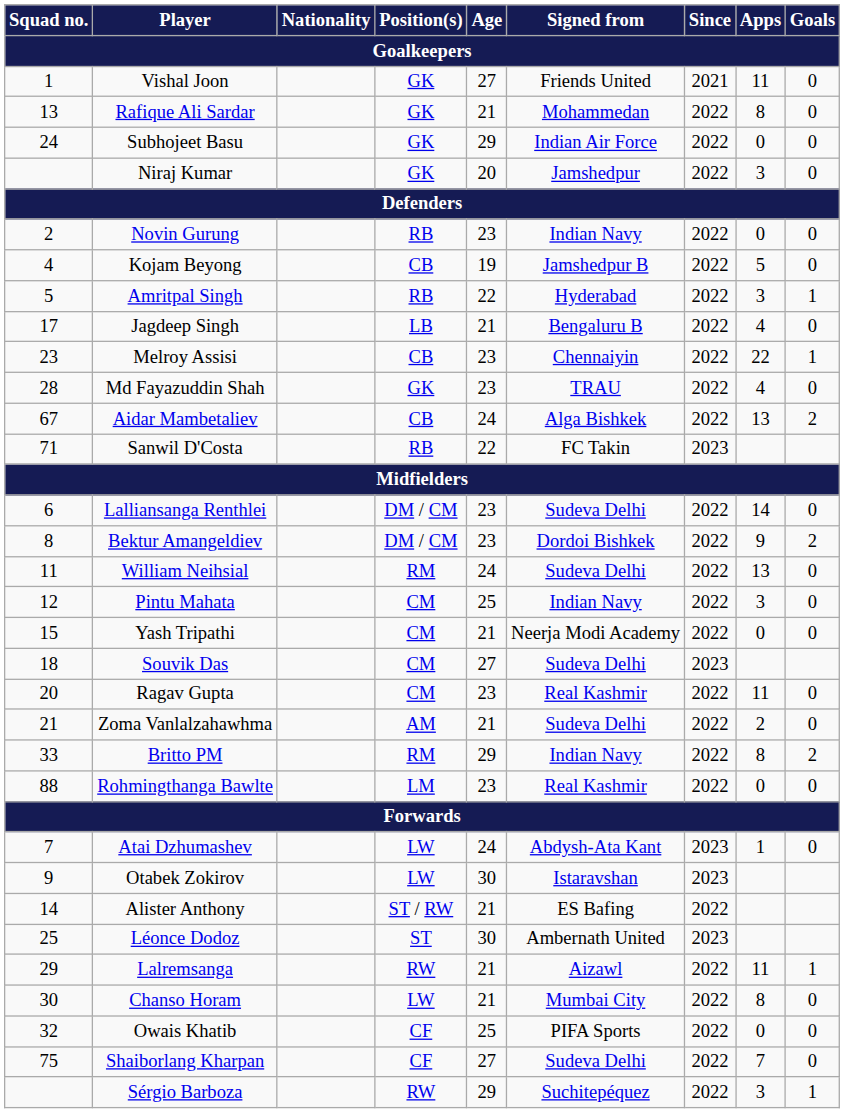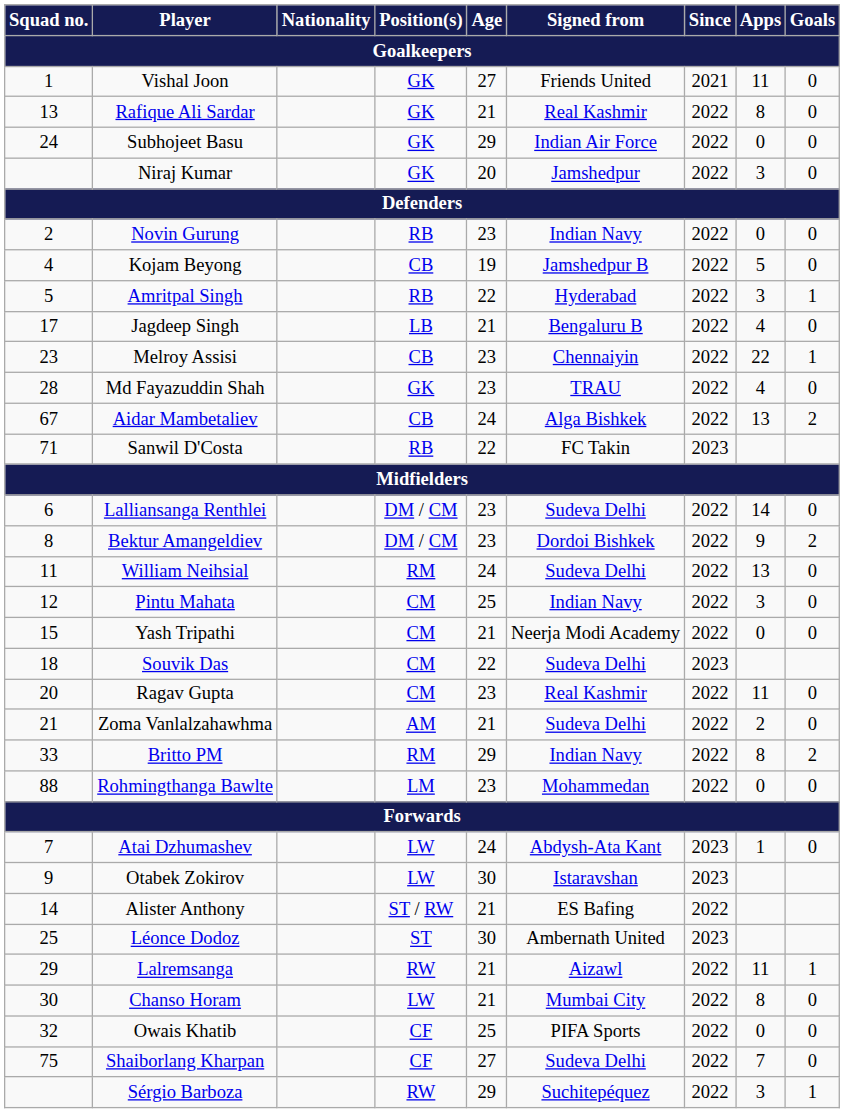(596, 112) Mohammedan -> (596, 112) Real Kashmir
(487, 663) 27 -> (487, 663) 22
(596, 786) Real Kashmir -> (596, 786) Mohammedan
